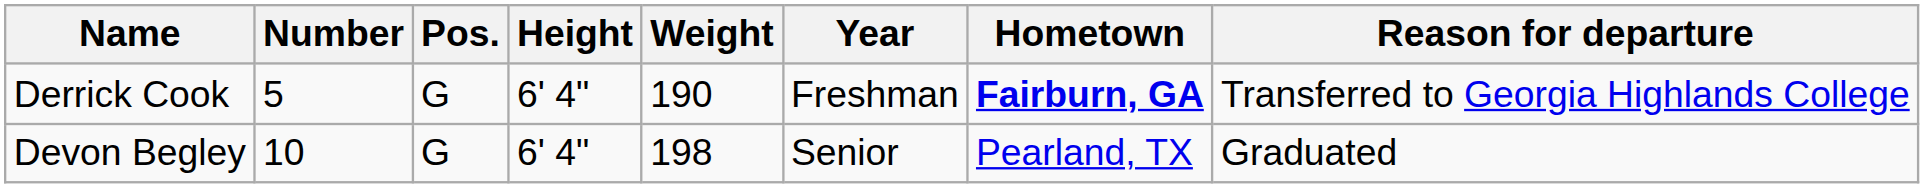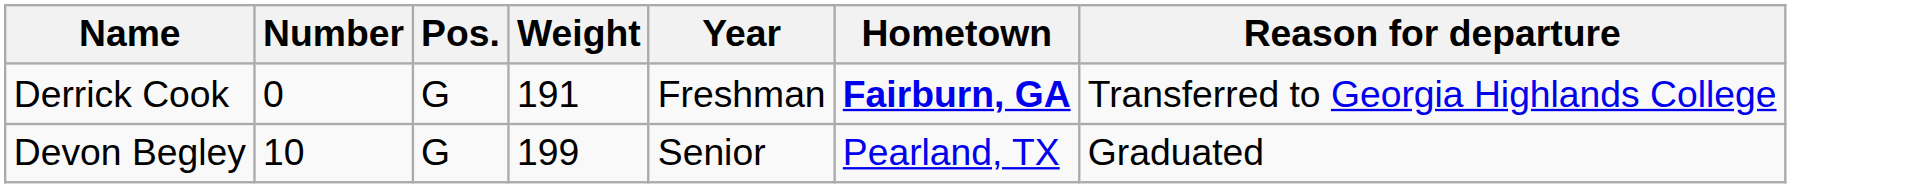- column: (575, 34)
(273, 93) 5 -> (273, 93) 0
(681, 93) 190 -> (548, 93) 191
(681, 152) 198 -> (548, 152) 199
